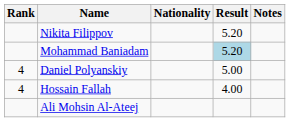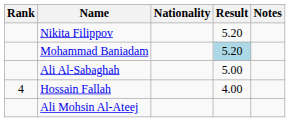+ row: (80, 70)
- row: (84, 70)
